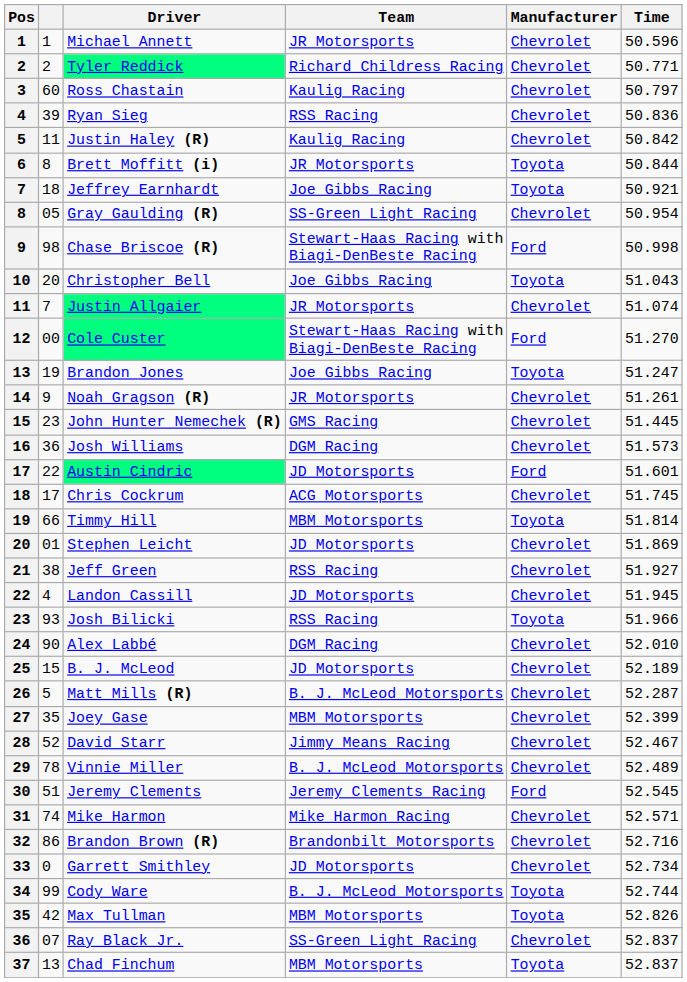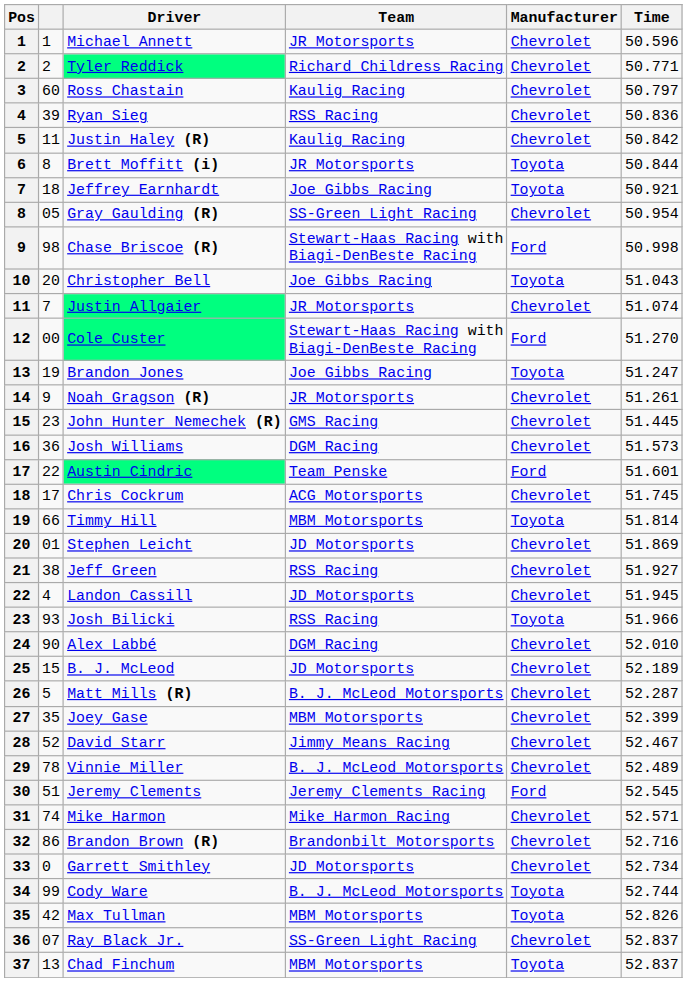(351, 471) JD Motorsports -> (338, 471) Team Penske
